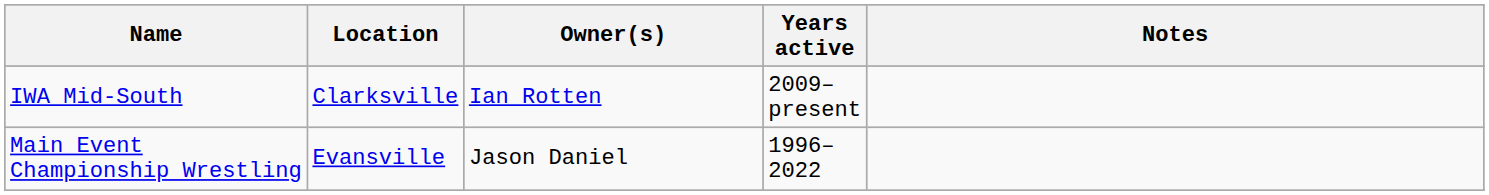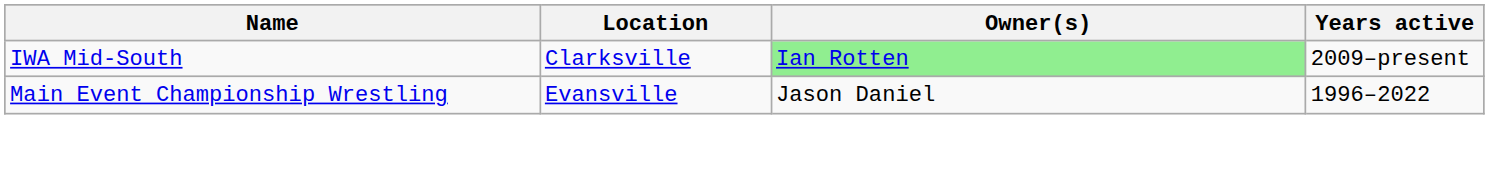- column: (1175, 36)
(535, 97) no background -> (842, 59) lightgreen background
